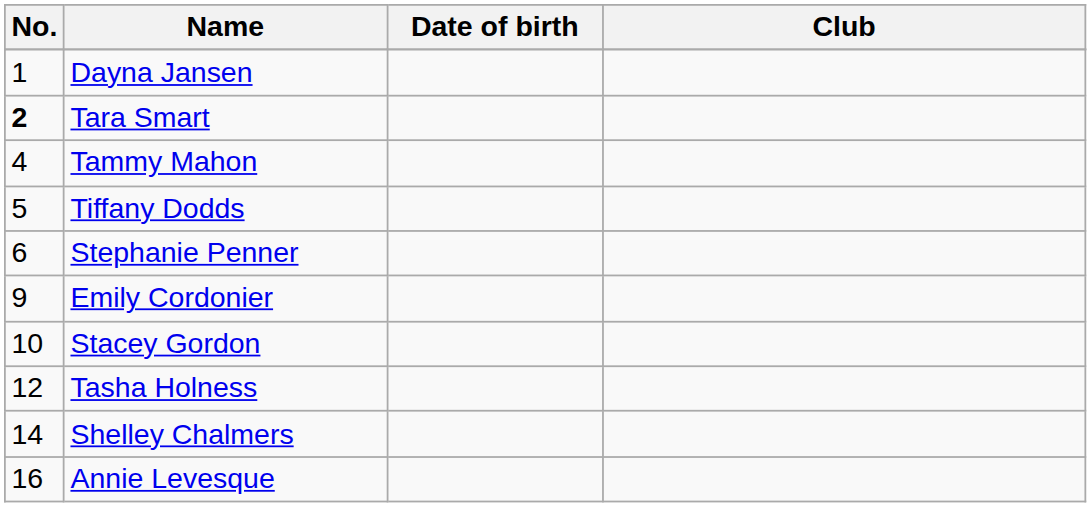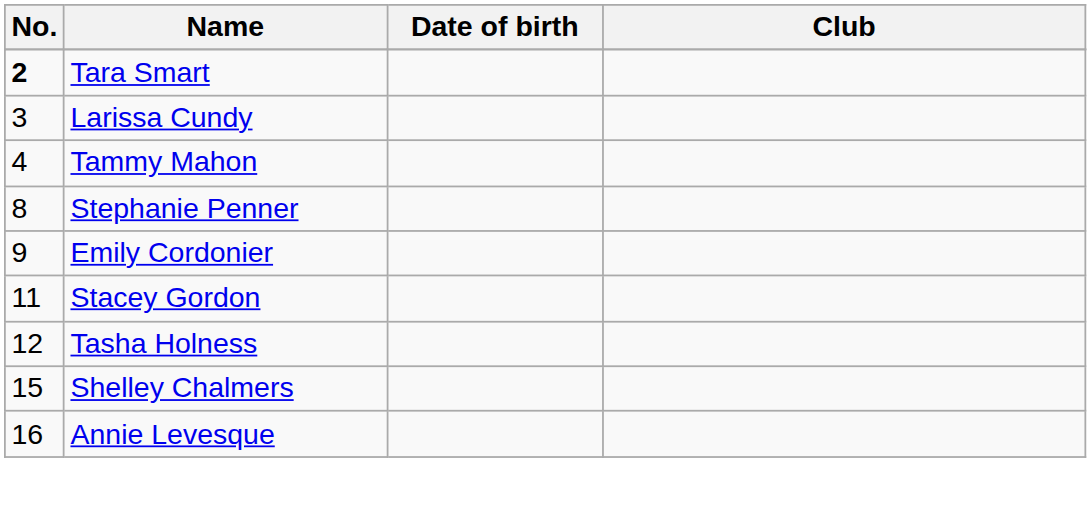- row: (162, 72)
+ row: (162, 117)
- row: (158, 207)
(19, 252) 6 -> (19, 207) 8
(27, 343) 10 -> (26, 298) 11
(27, 433) 14 -> (27, 388) 15
